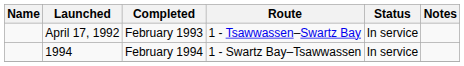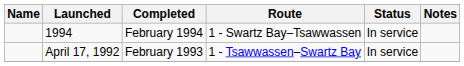rows swapped: (82, 33) <-> (59, 52)
